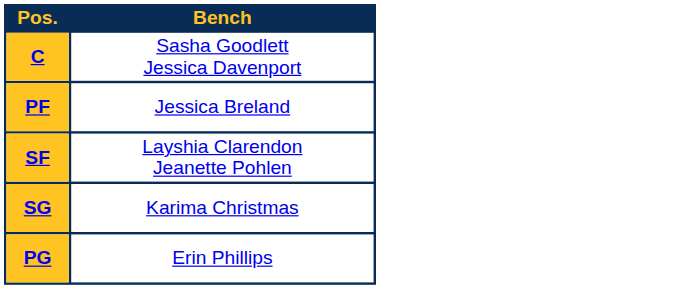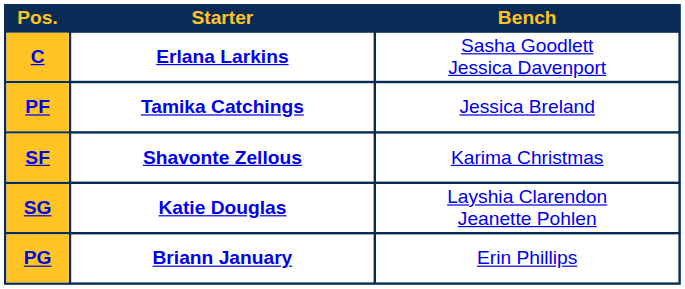+ column: (222, 18)
(222, 157) Layshia Clarendon Jeanette Pohlen -> (527, 157) Karima Christmas
(222, 207) Karima Christmas -> (527, 207) Layshia Clarendon Jeanette Pohlen
